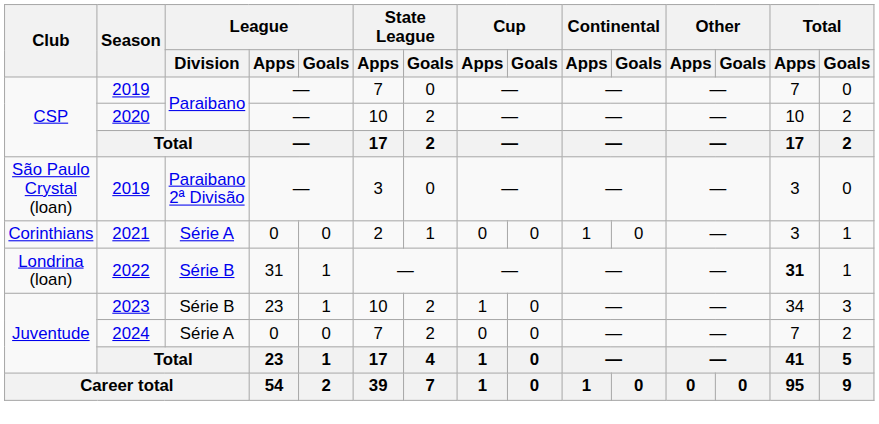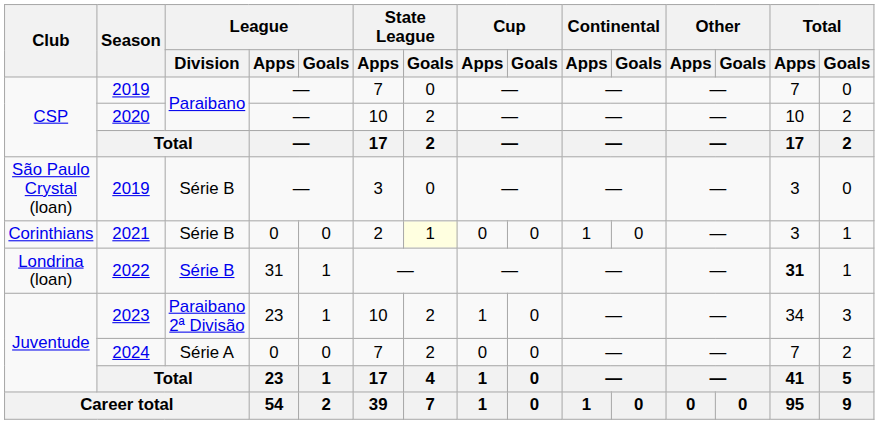(207, 188) Paraibano 2ª Divisão -> (207, 188) Série B
(207, 234) Série A -> (207, 234) Série B
(430, 234) no background -> (430, 234) lightyellow background
(207, 306) Série B -> (207, 316) Paraibano 2ª Divisão
